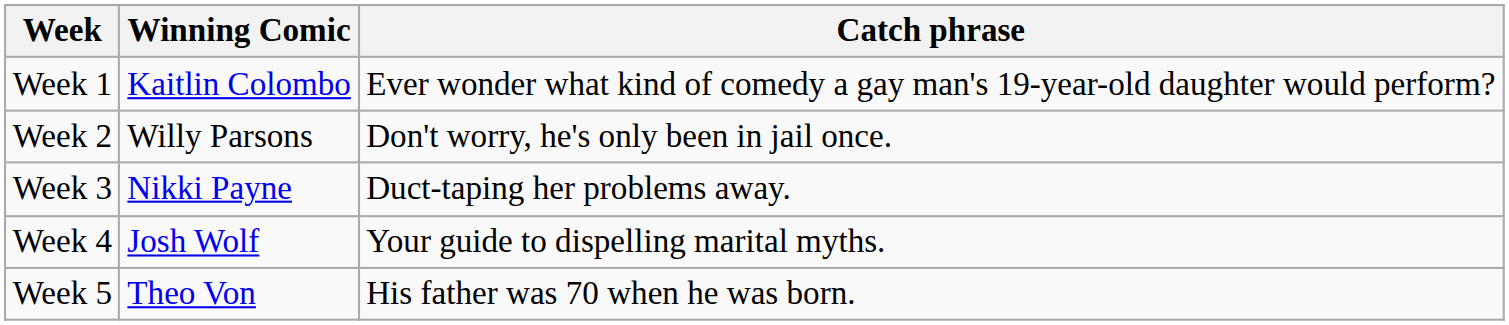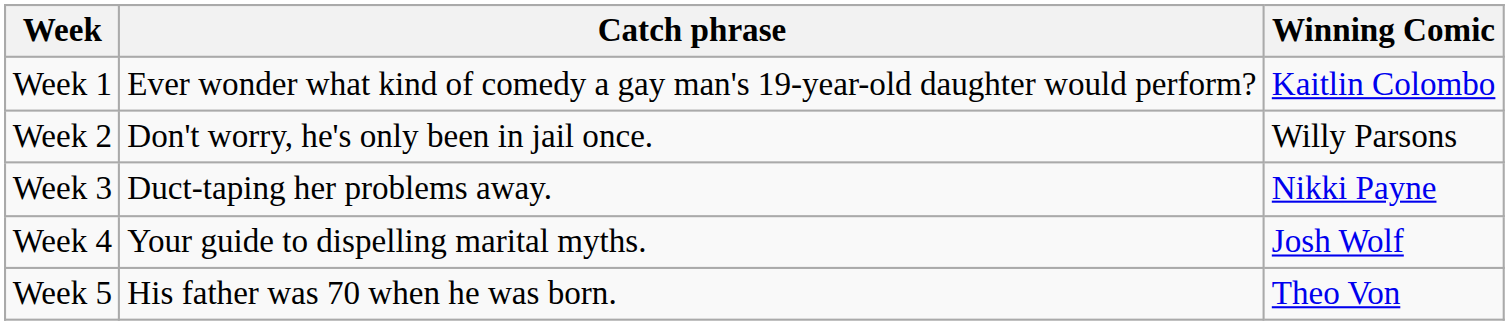columns swapped: (239, 30) <-> (931, 30)
